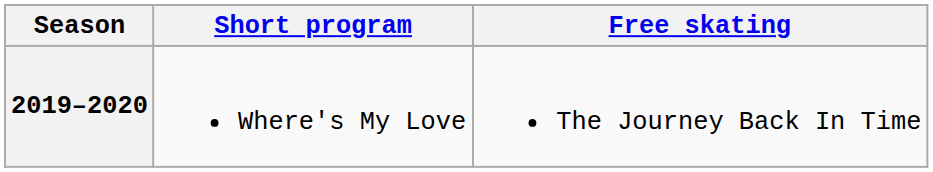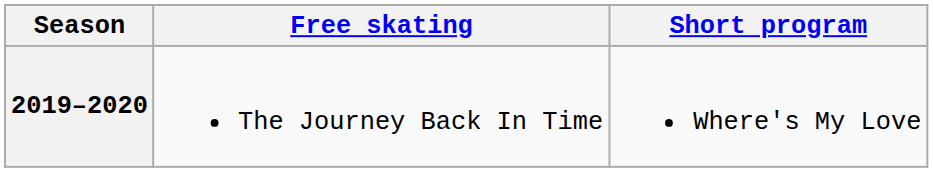columns swapped: (313, 26) <-> (700, 26)
